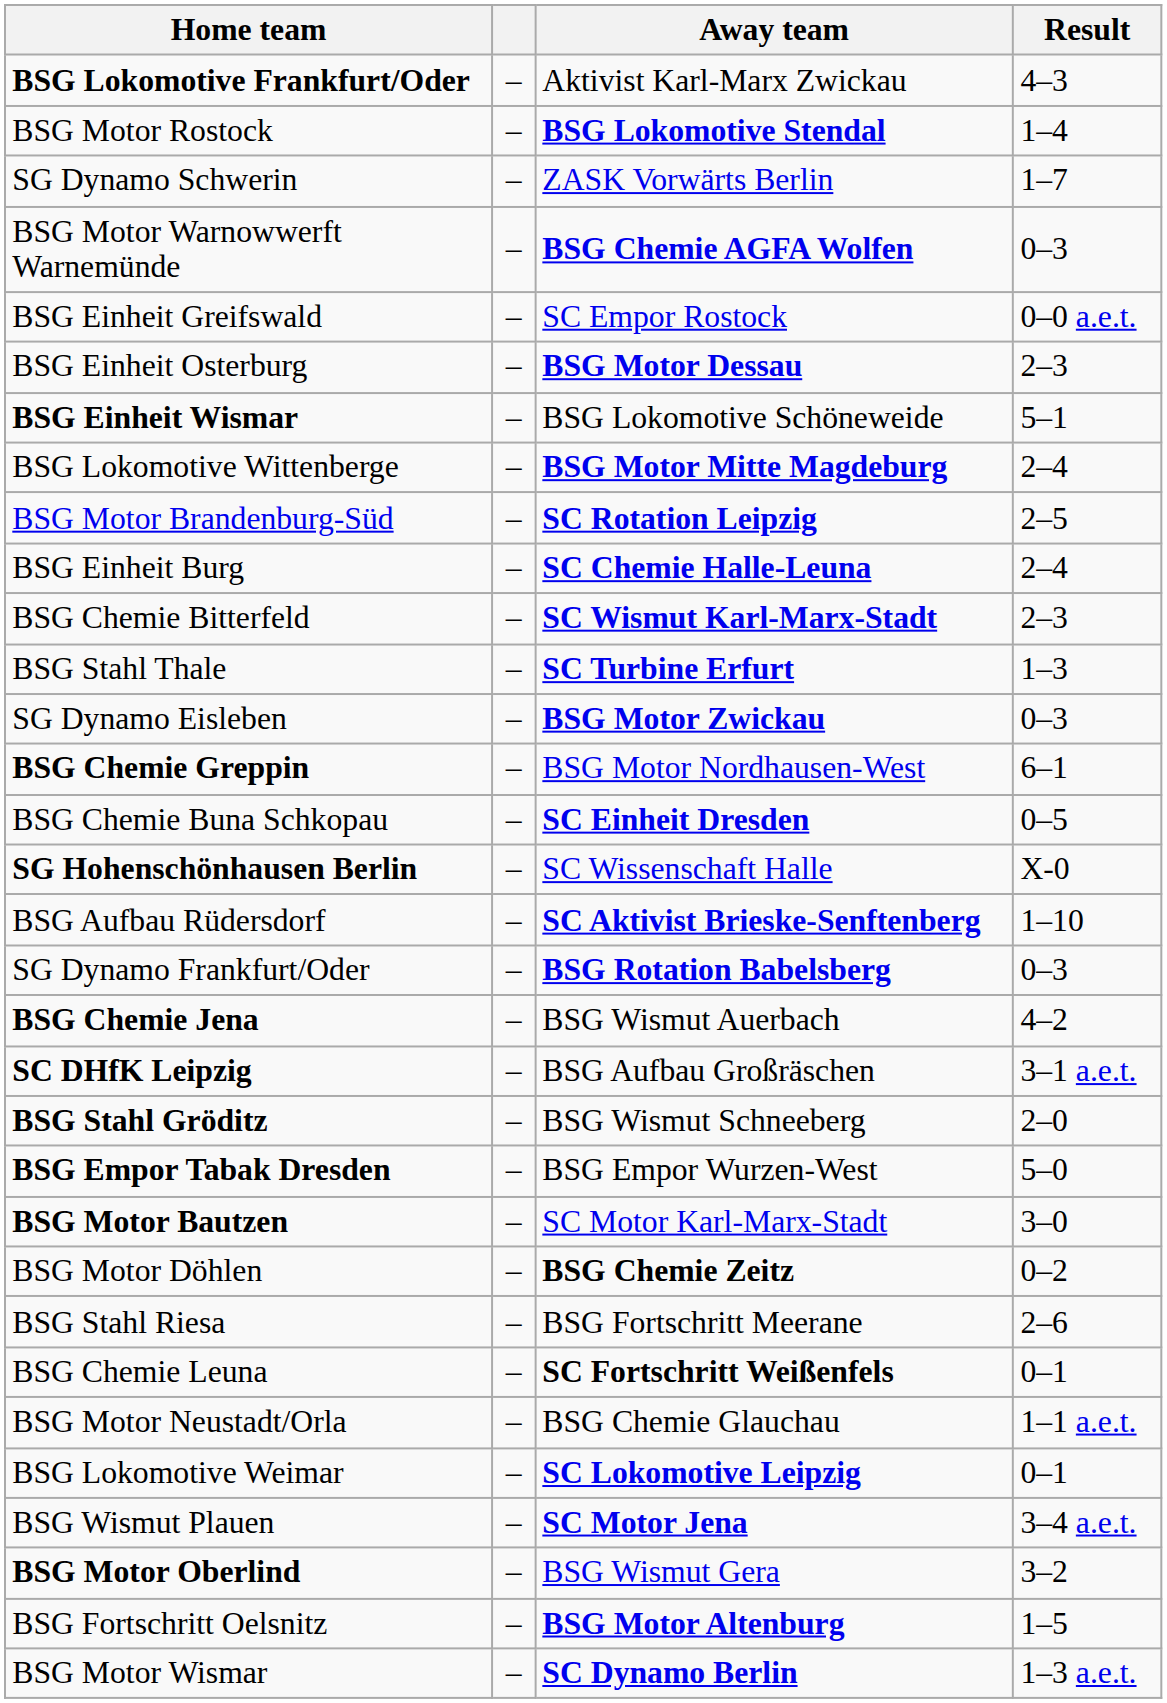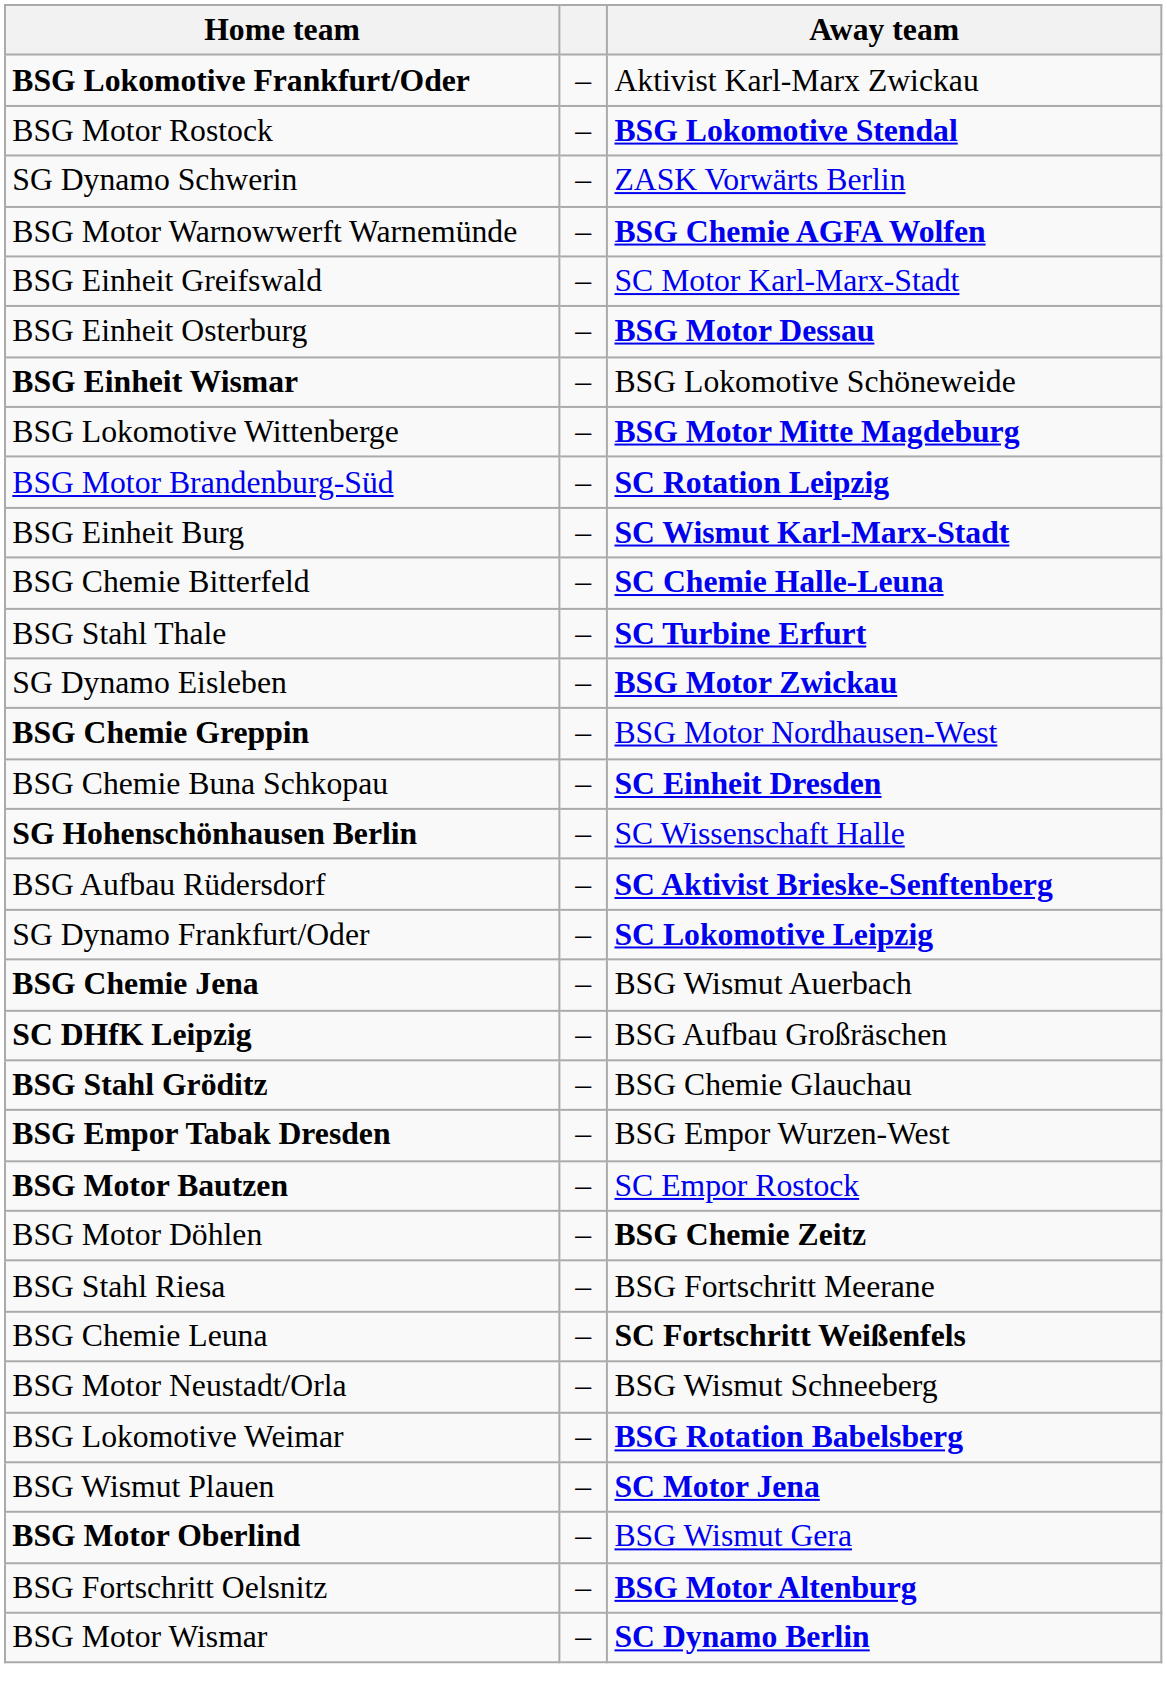- column: (1087, 29)
(665, 316) SC Empor Rostock -> (787, 280) SC Motor Karl-Marx-Stadt
(707, 567) SC Chemie Halle-Leuna -> (812, 532) SC Wismut Karl-Marx-Stadt
(740, 617) SC Wismut Karl-Marx-Stadt -> (779, 582) SC Chemie Halle-Leuna
(717, 969) BSG Rotation Babelsberg -> (774, 933) SC Lokomotive Leipzig
(704, 1120) BSG Wismut Schneeberg -> (763, 1084) BSG Chemie Glauchau
(715, 1220) SC Motor Karl-Marx-Stadt -> (737, 1185) SC Empor Rostock
(691, 1421) BSG Chemie Glauchau -> (776, 1386) BSG Wismut Schneeberg
(702, 1472) SC Lokomotive Leipzig -> (789, 1436) BSG Rotation Babelsberg
